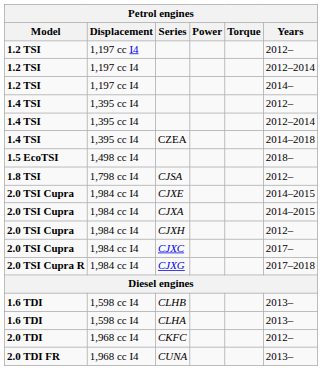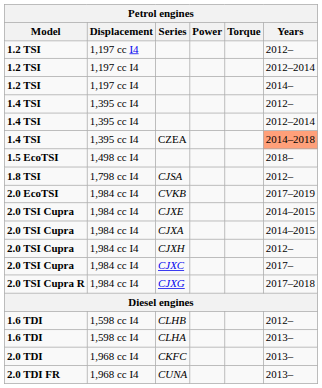(290, 140) no background -> (290, 140) lightsalmon background
+ row: (33, 194)
(279, 302) 2013– -> (279, 320) 2012–
(279, 338) 2012– -> (279, 356) 2013–
